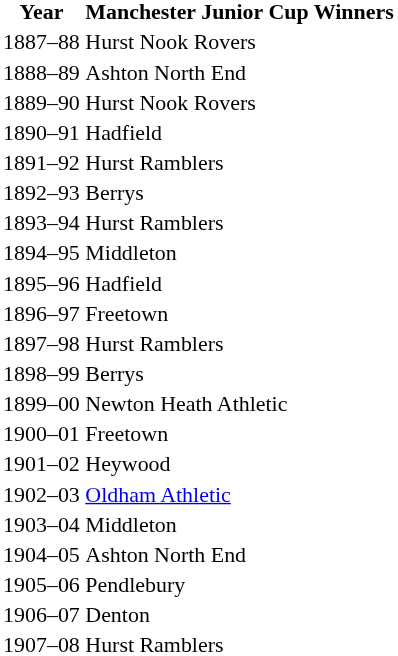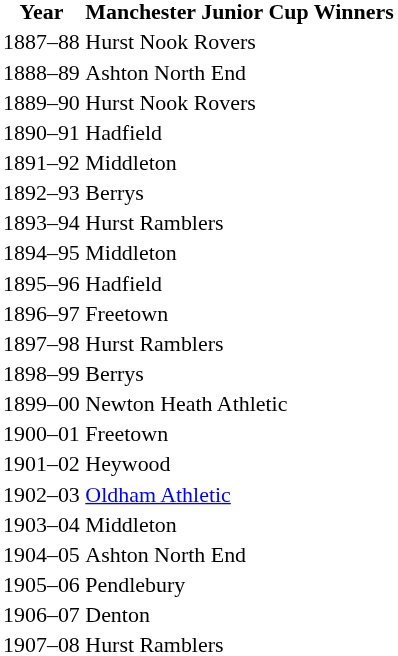(154, 162) Hurst Ramblers -> (131, 162) Middleton
